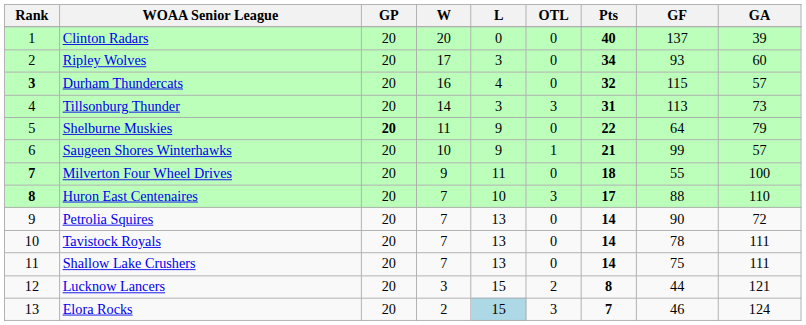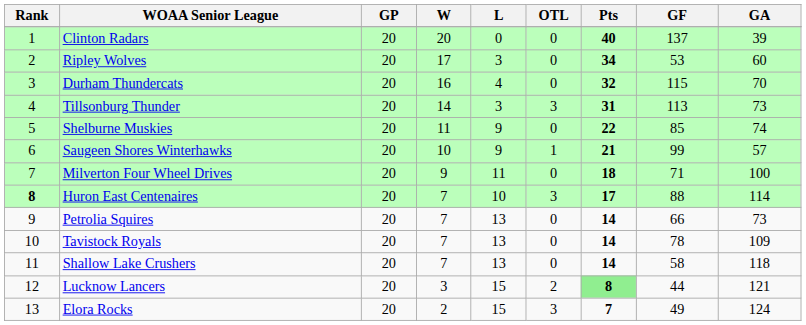(677, 60) 93 -> (677, 60) 53
(32, 83) bold -> (32, 83) normal
(760, 83) 57 -> (760, 83) 70
(389, 128) bold -> (389, 128) normal
(677, 128) 64 -> (677, 128) 85
(760, 128) 79 -> (760, 128) 74
(32, 173) bold -> (32, 173) normal
(677, 173) 55 -> (677, 173) 71
(760, 196) 110 -> (760, 196) 114
(677, 219) 90 -> (677, 219) 66
(760, 219) 72 -> (760, 219) 73
(760, 241) 111 -> (760, 241) 109
(677, 264) 75 -> (677, 264) 58
(760, 264) 111 -> (760, 264) 118
(609, 286) no background -> (609, 286) lightgreen background
(499, 309) lightblue background -> (499, 309) no background
(677, 309) 46 -> (677, 309) 49
